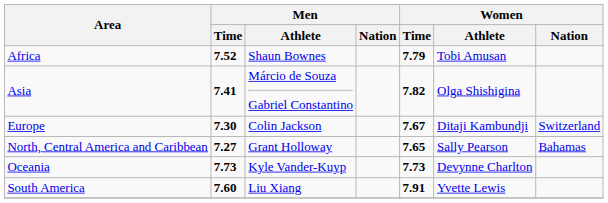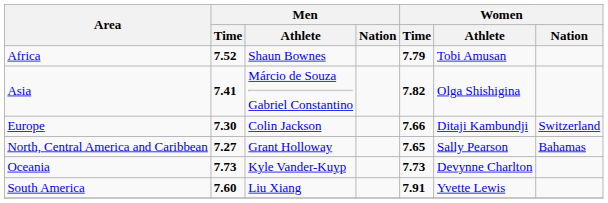(414, 126) 7.67 -> (414, 126) 7.66
